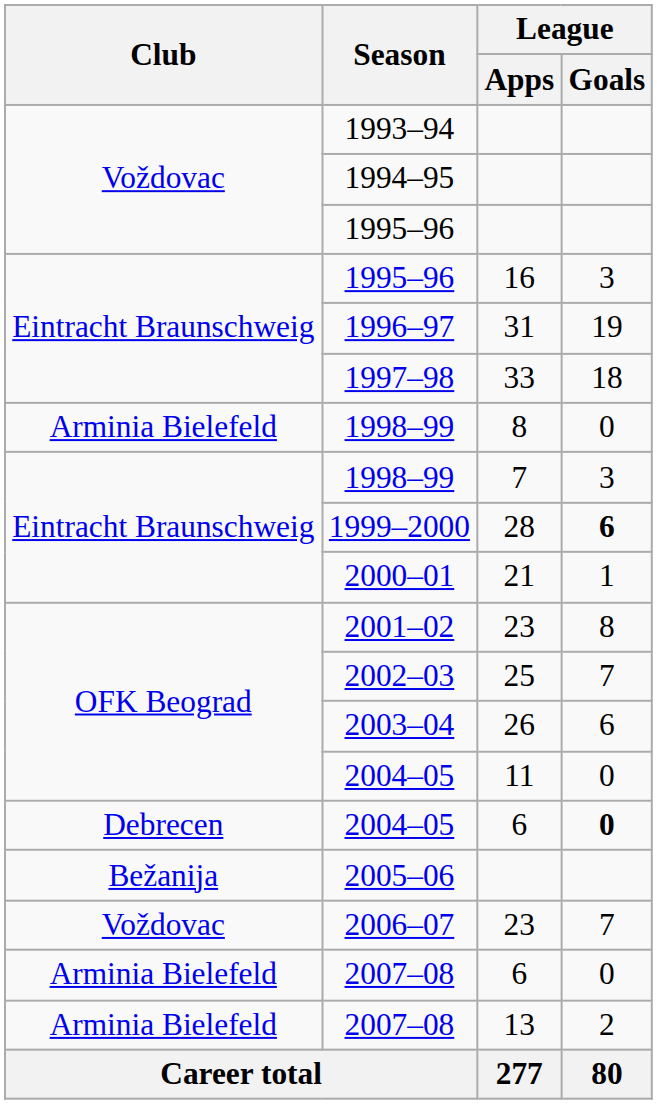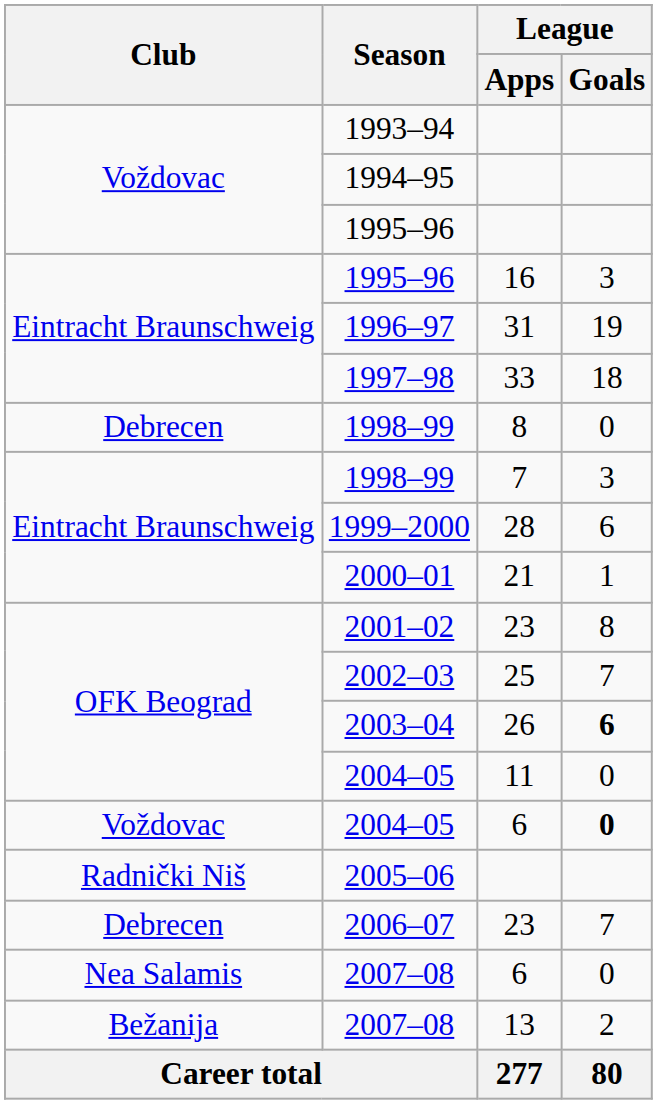(163, 427) Arminia Bielefeld -> (163, 427) Debrecen
(607, 526) bold -> (607, 526) normal
(607, 725) normal -> (607, 725) bold
(163, 825) Debrecen -> (163, 825) Voždovac
(163, 874) Bežanija -> (163, 874) Radnički Niš
(163, 924) Voždovac -> (163, 924) Debrecen
(163, 974) Arminia Bielefeld -> (163, 974) Nea Salamis
(163, 1024) Arminia Bielefeld -> (163, 1024) Bežanija
